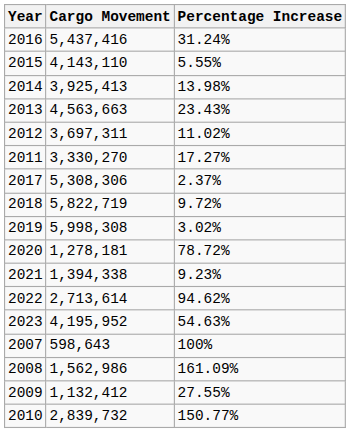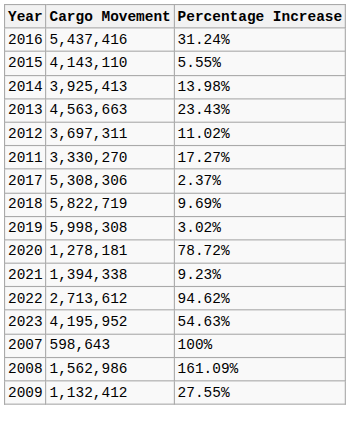(199, 204) 9.72% -> (199, 204) 9.69%
(88, 299) 2,713,614 -> (88, 299) 2,713,612
- row: (25, 416)
